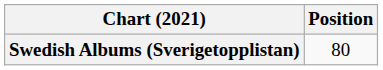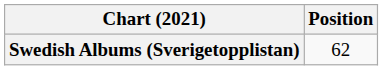(341, 49) 80 -> (341, 49) 62
